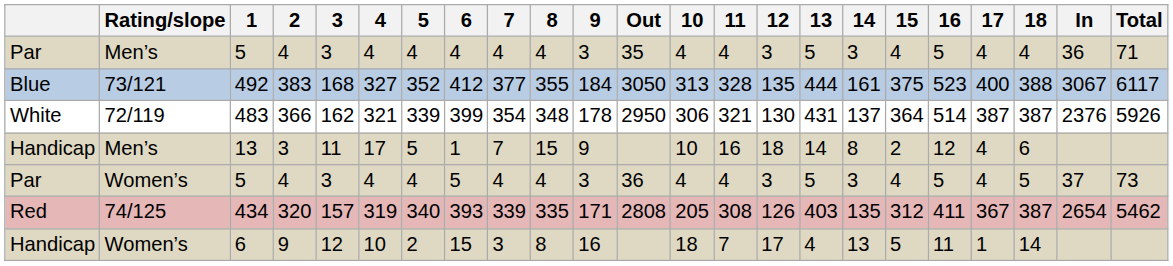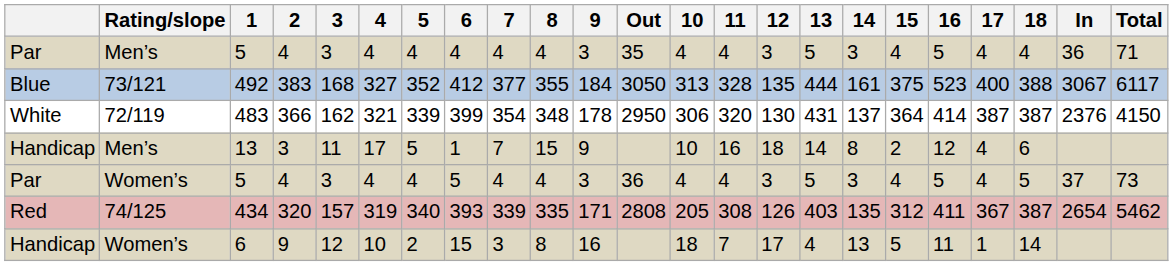(735, 116) 321 -> (735, 116) 320
(950, 116) 514 -> (950, 116) 414
(1138, 116) 5926 -> (1138, 116) 4150
